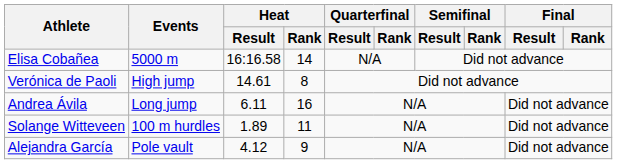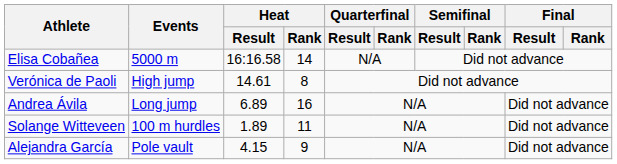(254, 104) 6.11 -> (254, 104) 6.89
(254, 148) 4.12 -> (254, 148) 4.15
